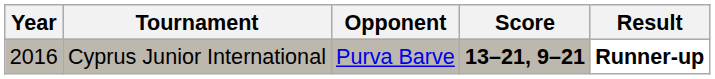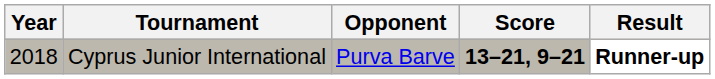(34, 56) 2016 -> (34, 56) 2018
